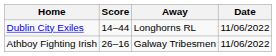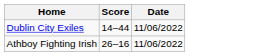- column: (175, 12)
